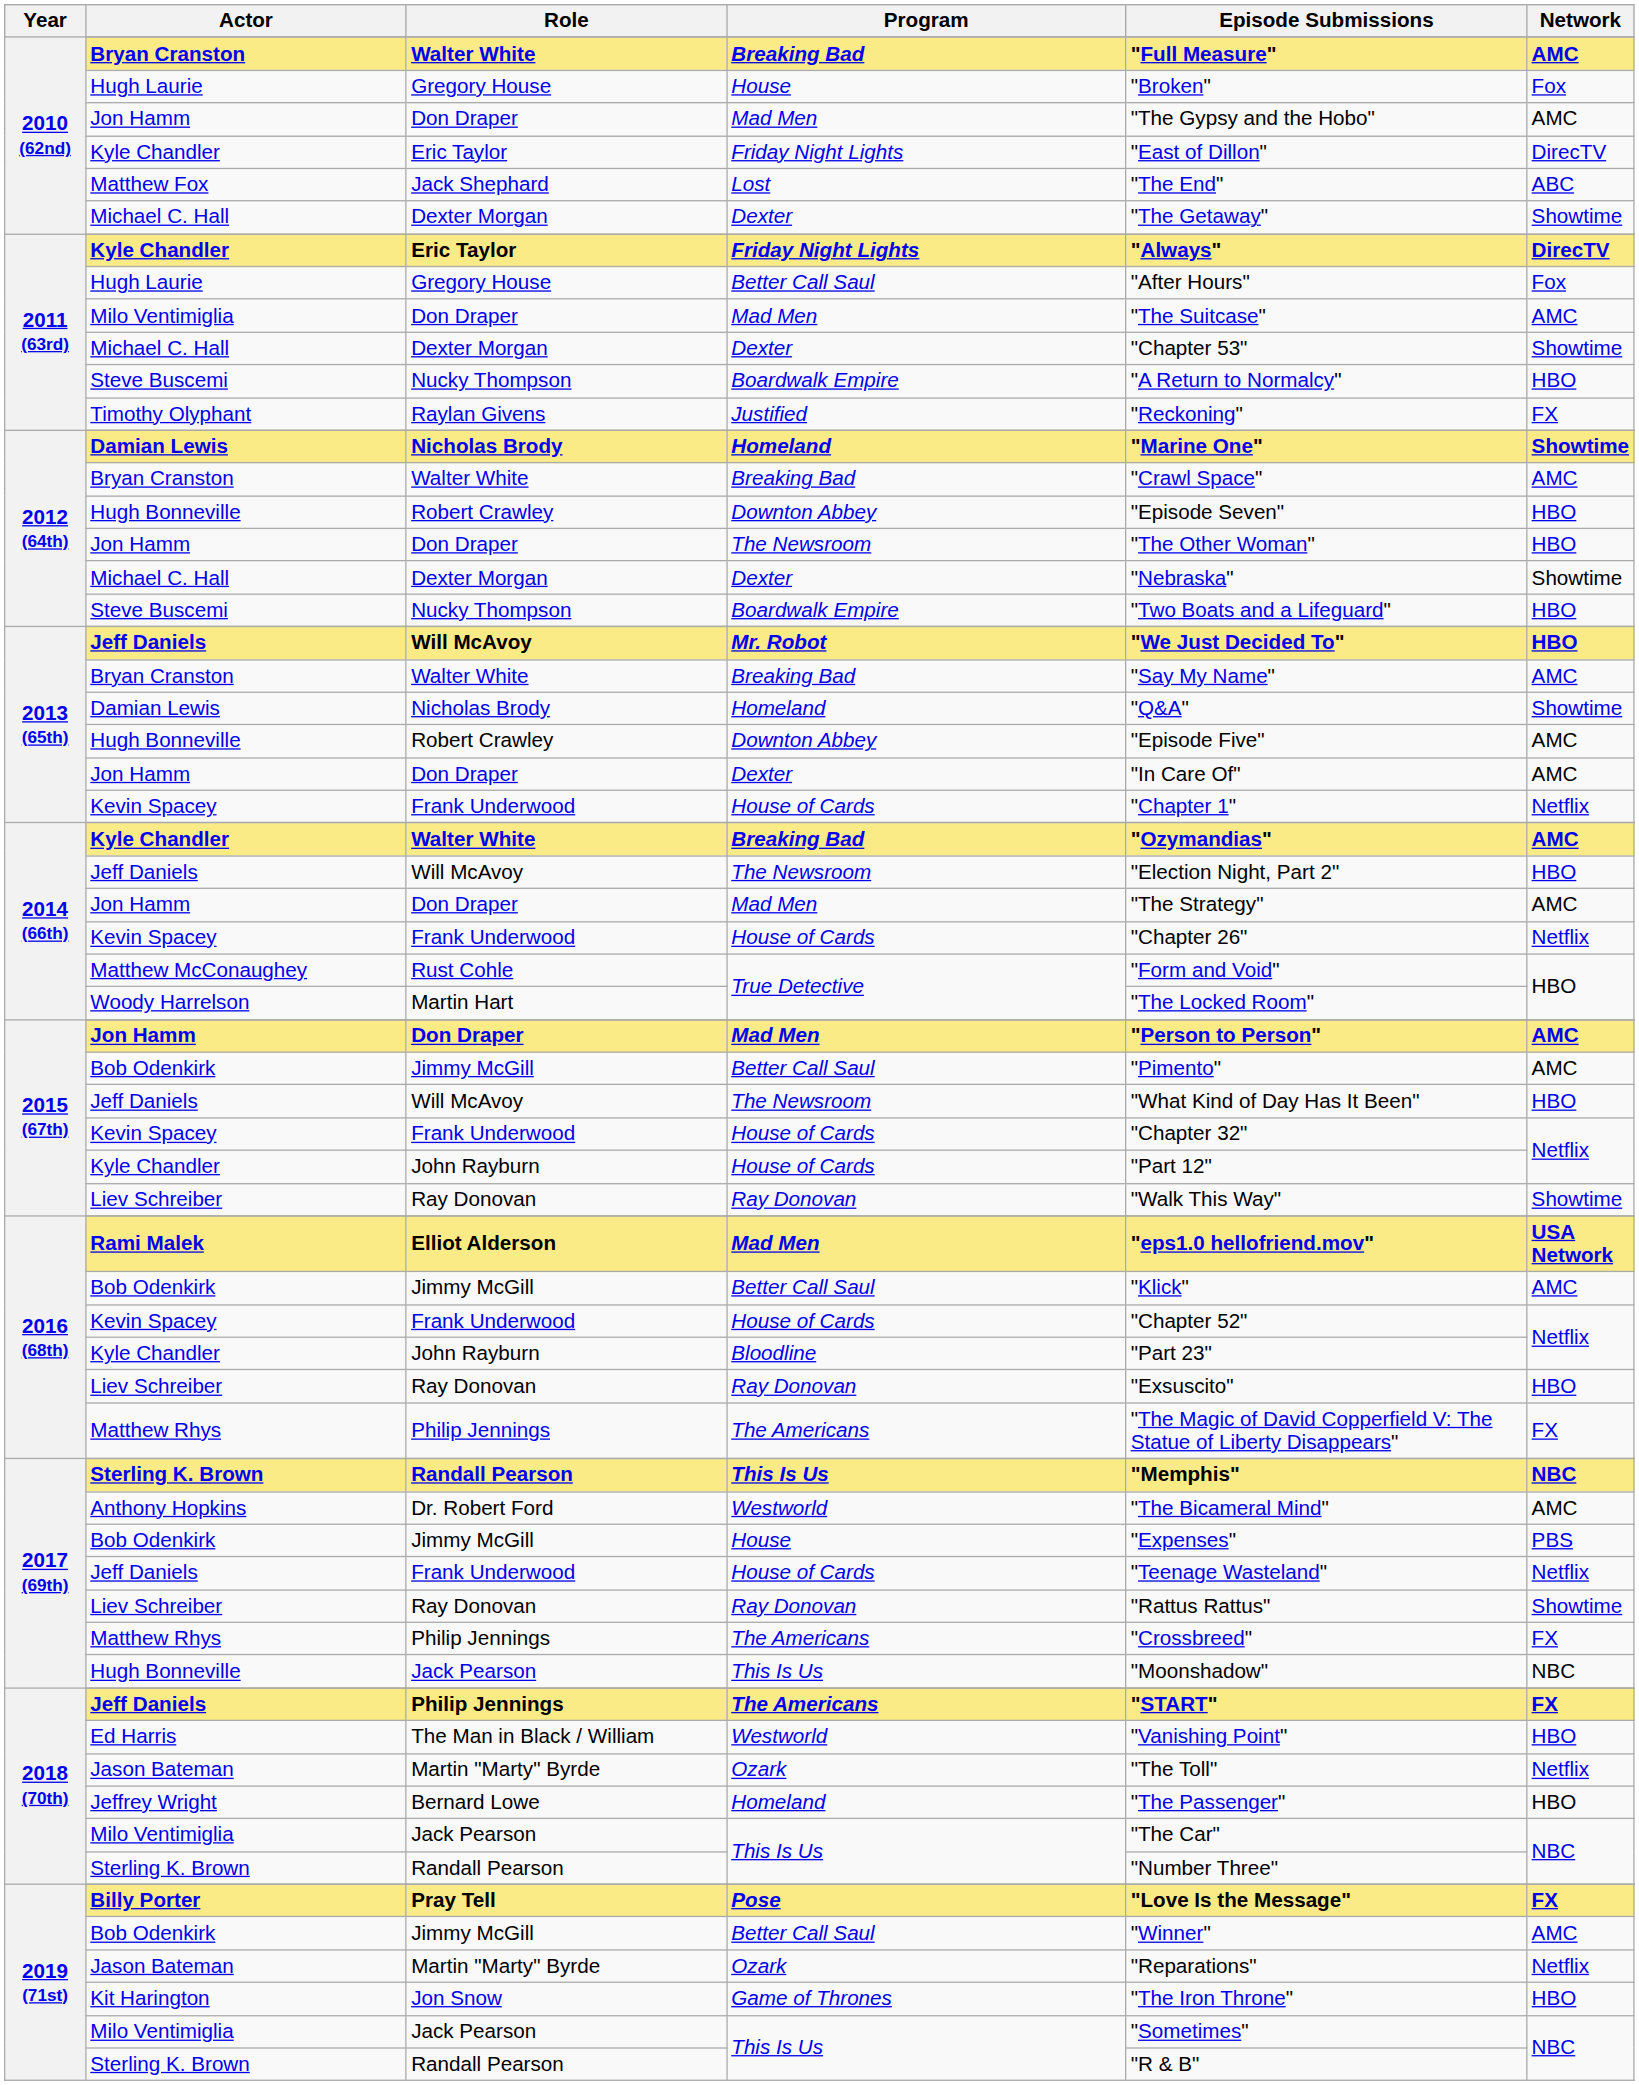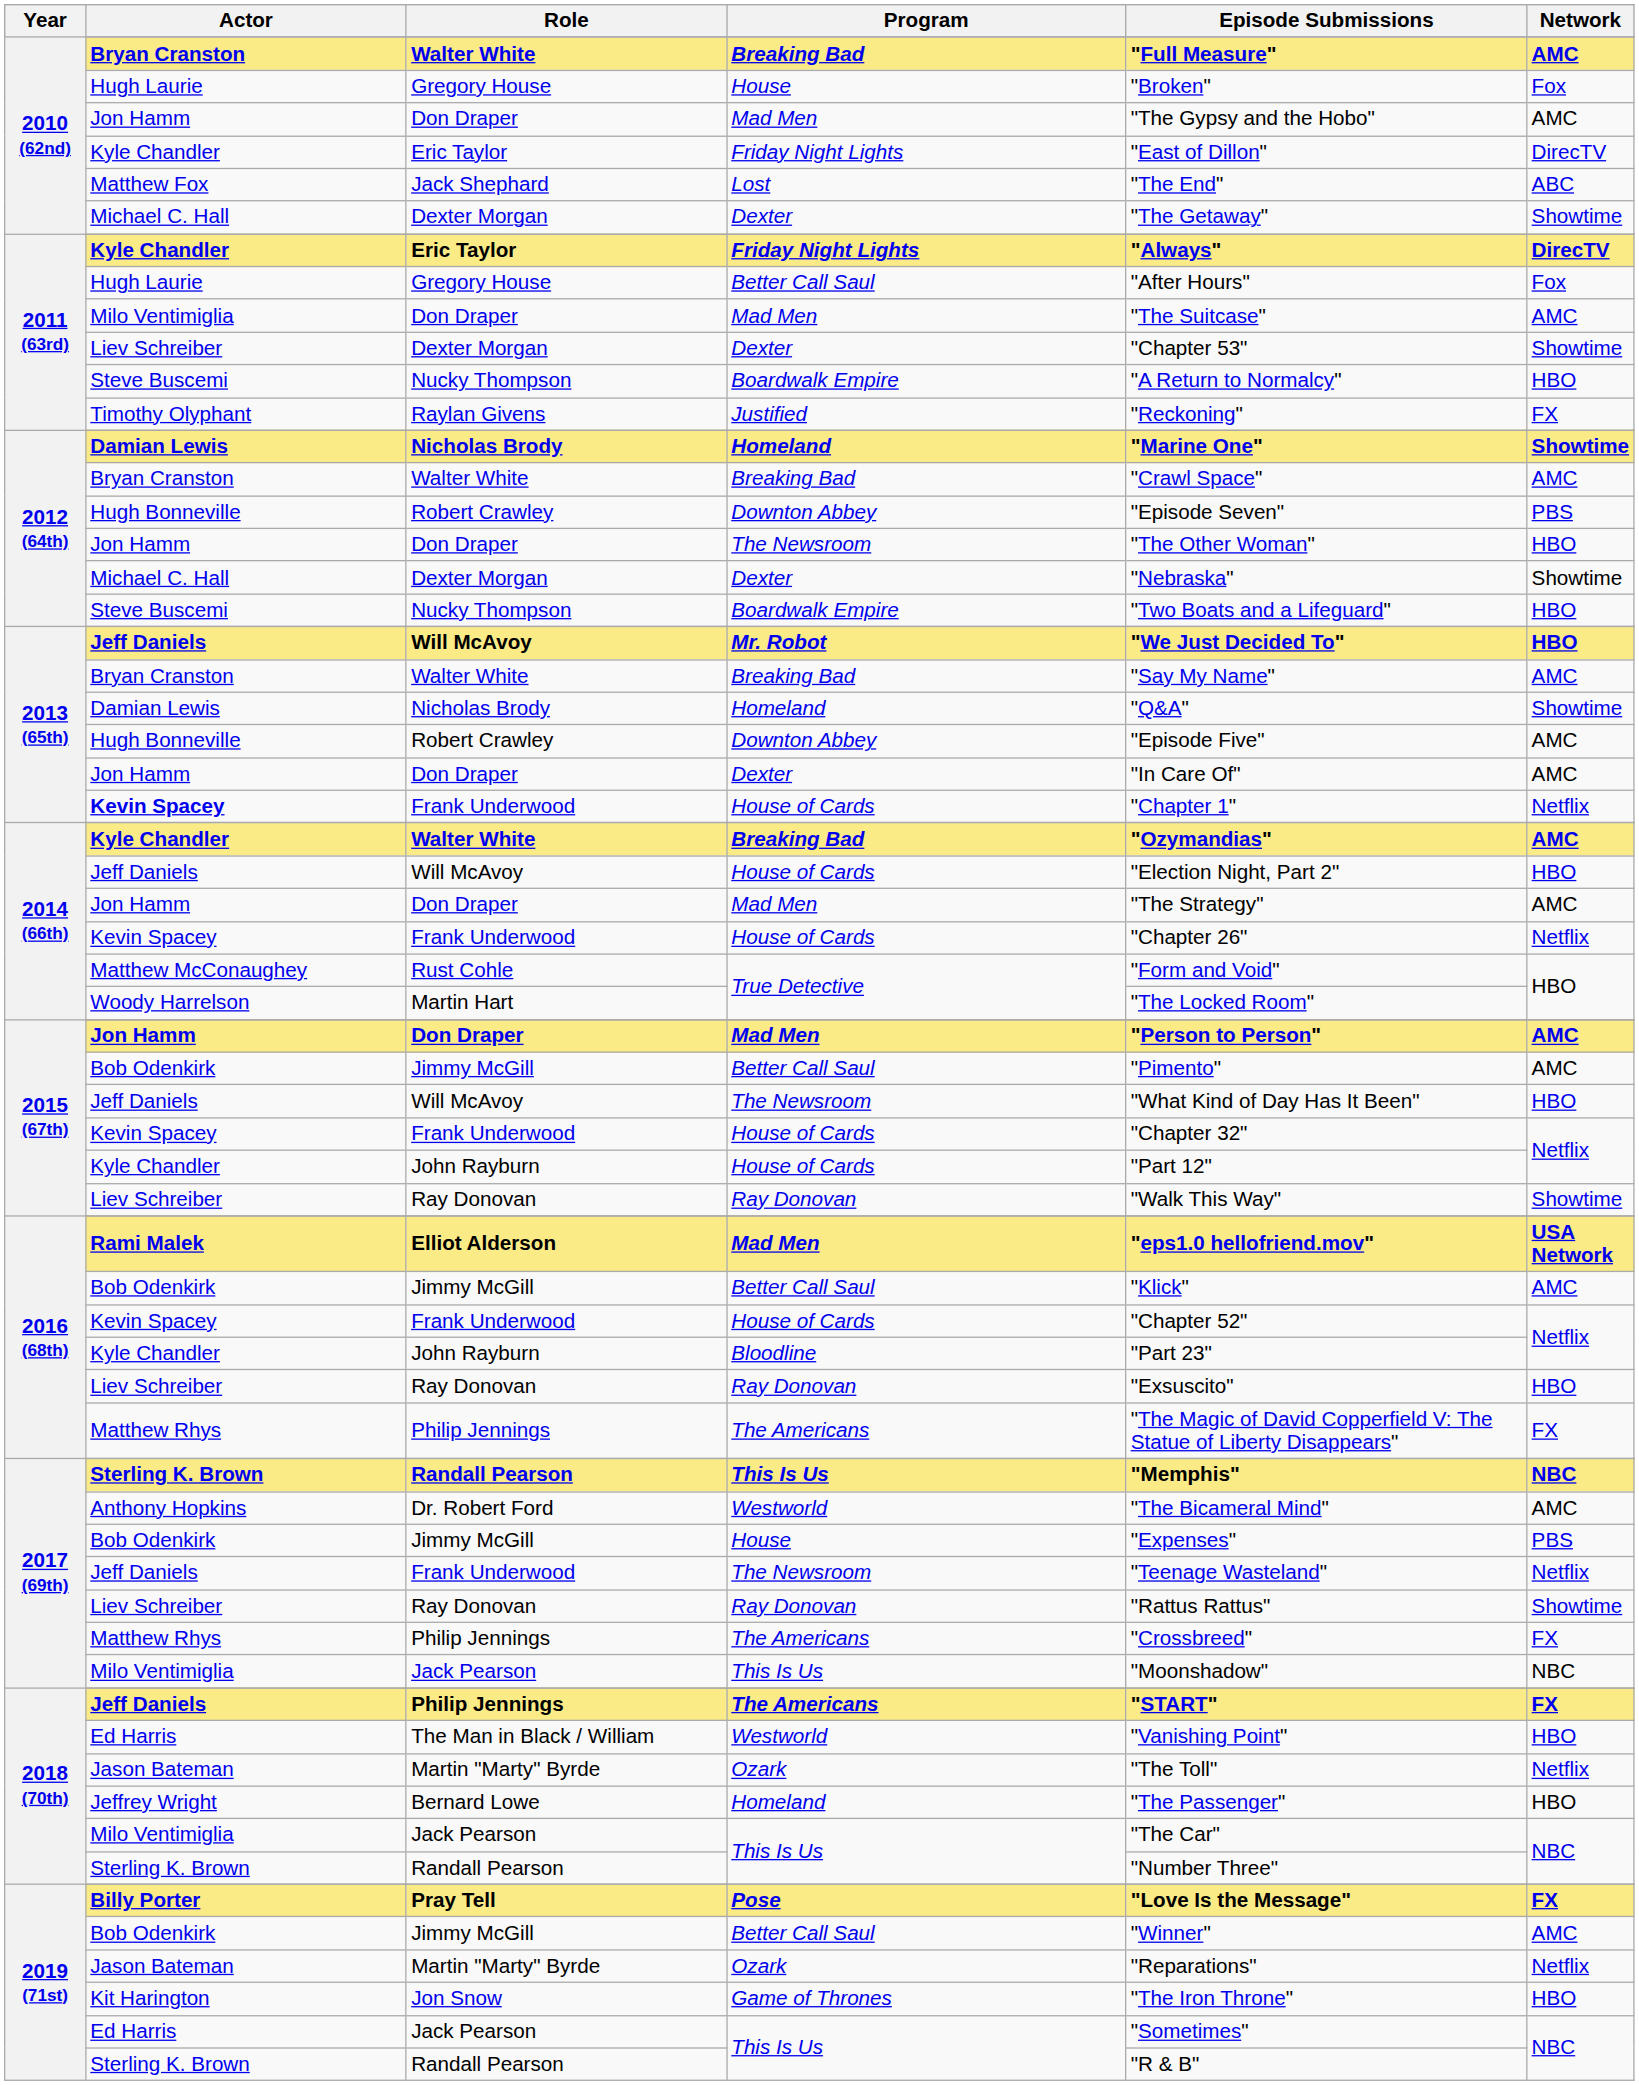(160, 348) Michael C. Hall -> (156, 348) Liev Schreiber
(1554, 511) HBO -> (1552, 511) PBS
(153, 806) normal -> (157, 806) bold
(801, 871) The Newsroom -> (803, 871) House of Cards
(803, 1573) House of Cards -> (801, 1573) The Newsroom
(165, 1671) Hugh Bonneville -> (162, 1671) Milo Ventimiglia
(162, 2031) Milo Ventimiglia -> (133, 2031) Ed Harris
